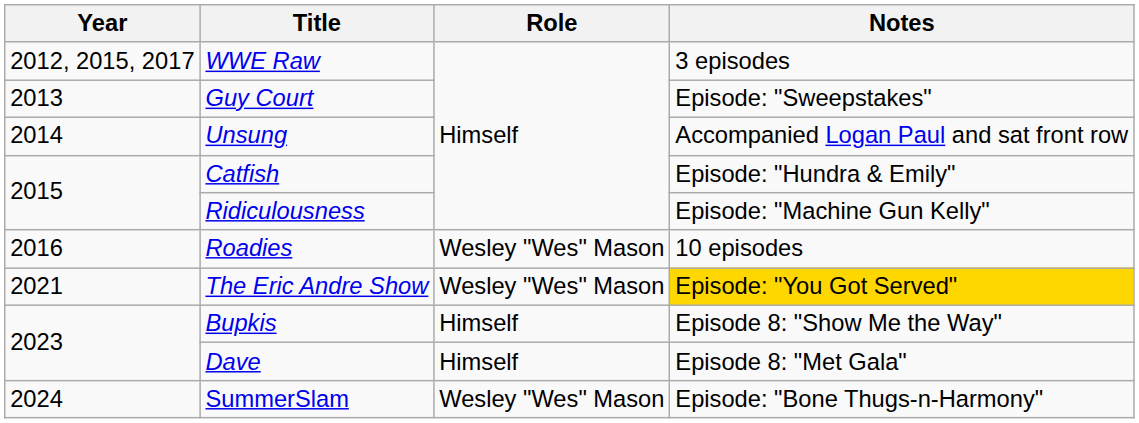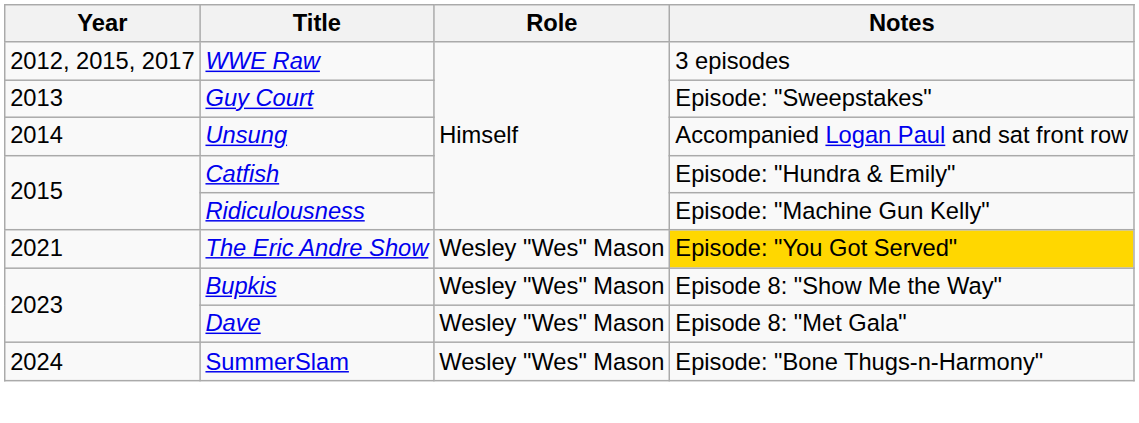- row: (249, 248)
(479, 323) Himself -> (552, 286) Wesley "Wes" Mason
(479, 361) Himself -> (552, 323) Wesley "Wes" Mason
